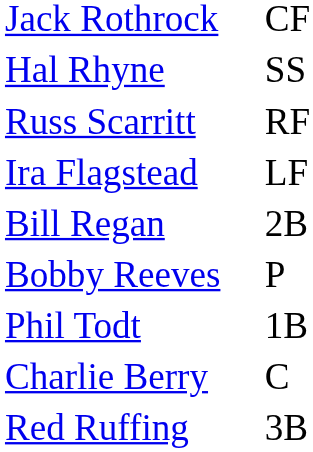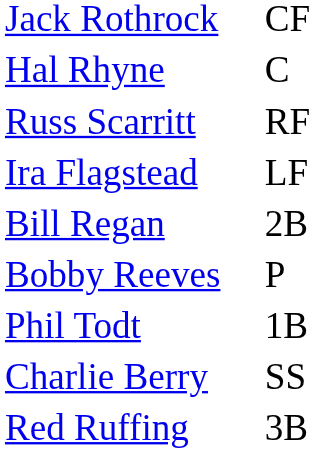(285, 70) SS -> (277, 70) C
(277, 376) C -> (285, 376) SS
